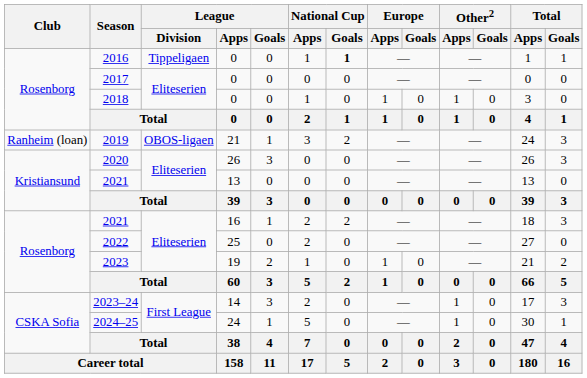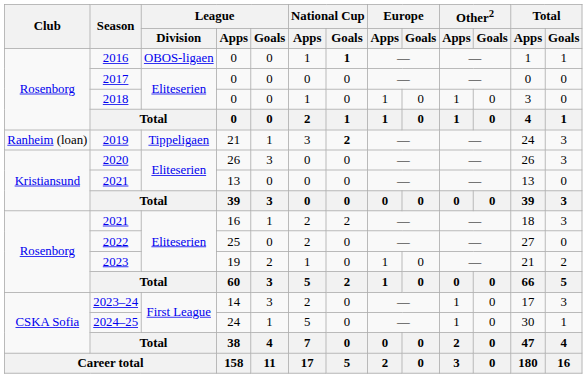(179, 58) Tippeligaen -> (179, 58) OBOS-ligaen
(179, 139) OBOS-ligaen -> (179, 139) Tippeligaen
(347, 139) normal -> (347, 139) bold
